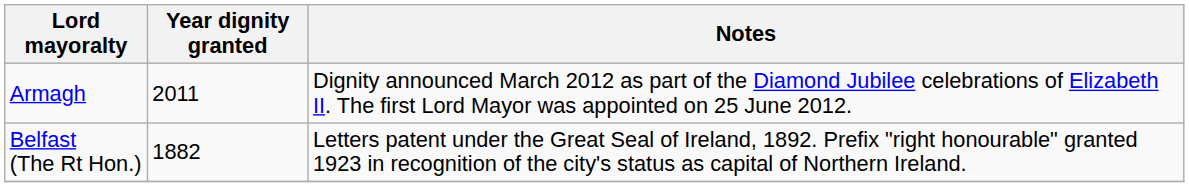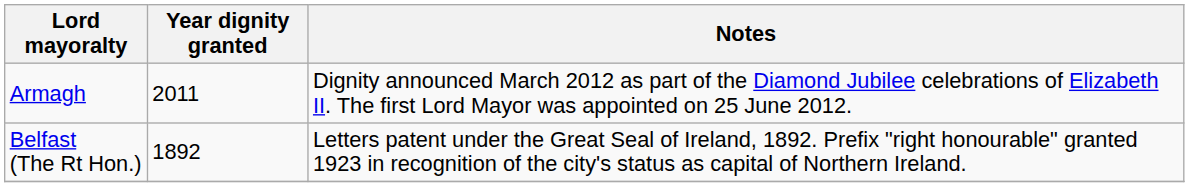(177, 151) 1882 -> (177, 151) 1892
